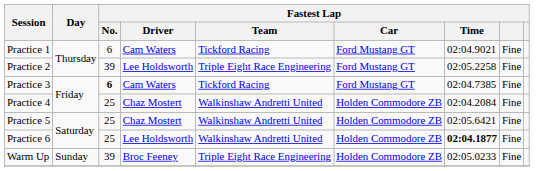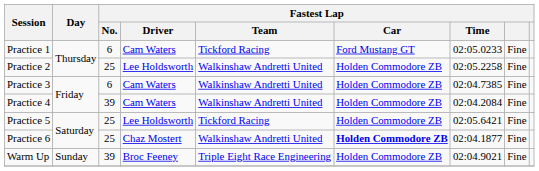(472, 48) 02:04.9021 -> (478, 48) 02:05.0233
(110, 66) 39 -> (110, 66) 25
(265, 66) Triple Eight Race Engineering -> (260, 66) Walkinshaw Andretti United
(375, 66) Ford Mustang GT -> (389, 66) Holden Commodore ZB
(110, 84) bold -> (110, 84) normal
(234, 84) Tickford Racing -> (260, 84) Walkinshaw Andretti United
(375, 84) Ford Mustang GT -> (389, 84) Holden Commodore ZB
(110, 102) 25 -> (110, 102) 39
(152, 102) Chaz Mostert -> (149, 102) Cam Waters
(152, 120) Chaz Mostert -> (158, 120) Lee Holdsworth
(260, 120) Walkinshaw Andretti United -> (234, 120) Tickford Racing
(158, 138) Lee Holdsworth -> (152, 138) Chaz Mostert
(389, 138) normal -> (392, 138) bold
(472, 138) bold -> (478, 138) normal
(472, 156) 02:05.0233 -> (478, 156) 02:04.9021
